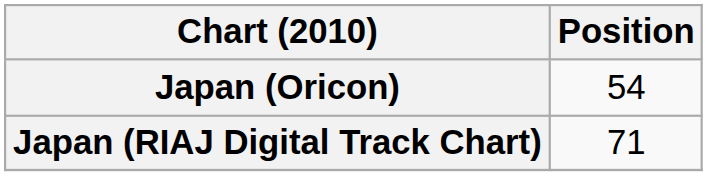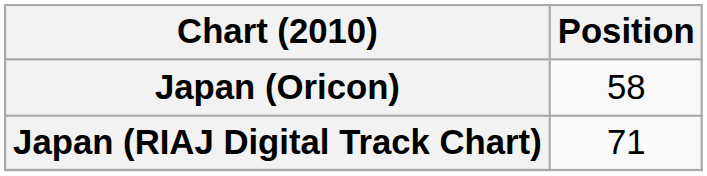(626, 87) 54 -> (626, 87) 58
